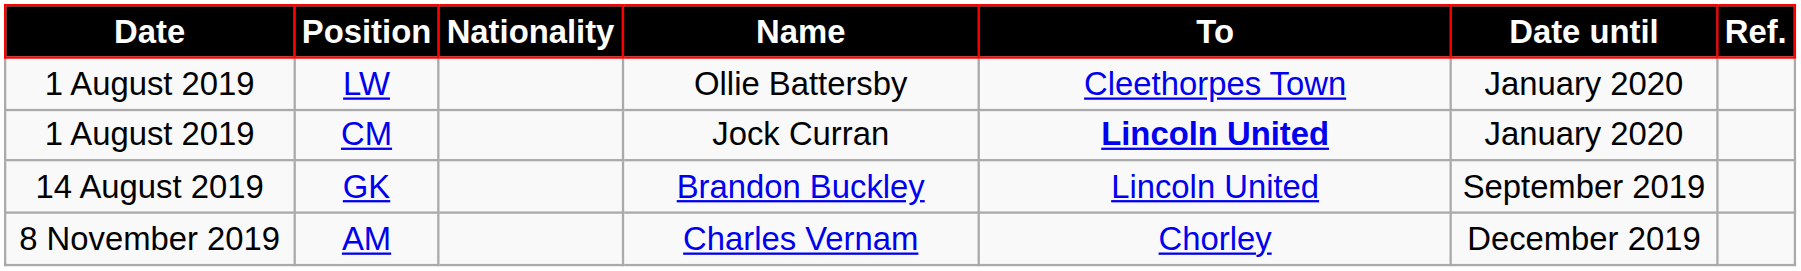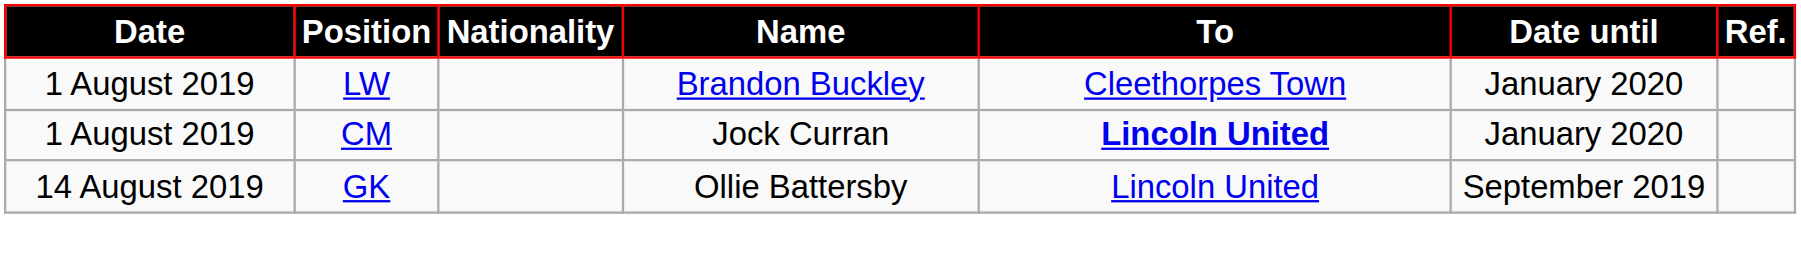(801, 83) Ollie Battersby -> (801, 83) Brandon Buckley
(801, 187) Brandon Buckley -> (801, 187) Ollie Battersby
- row: (367, 239)
